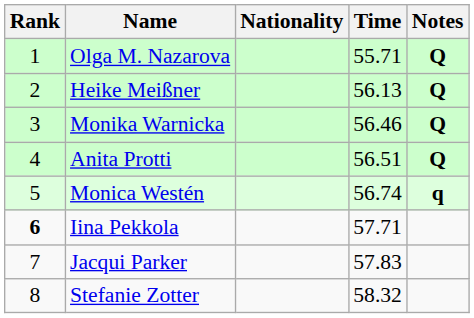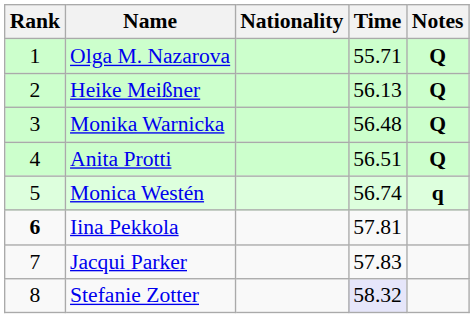(378, 124) 56.46 -> (378, 124) 56.48
(378, 227) 57.71 -> (378, 227) 57.81
(378, 295) no background -> (378, 295) lavender background
